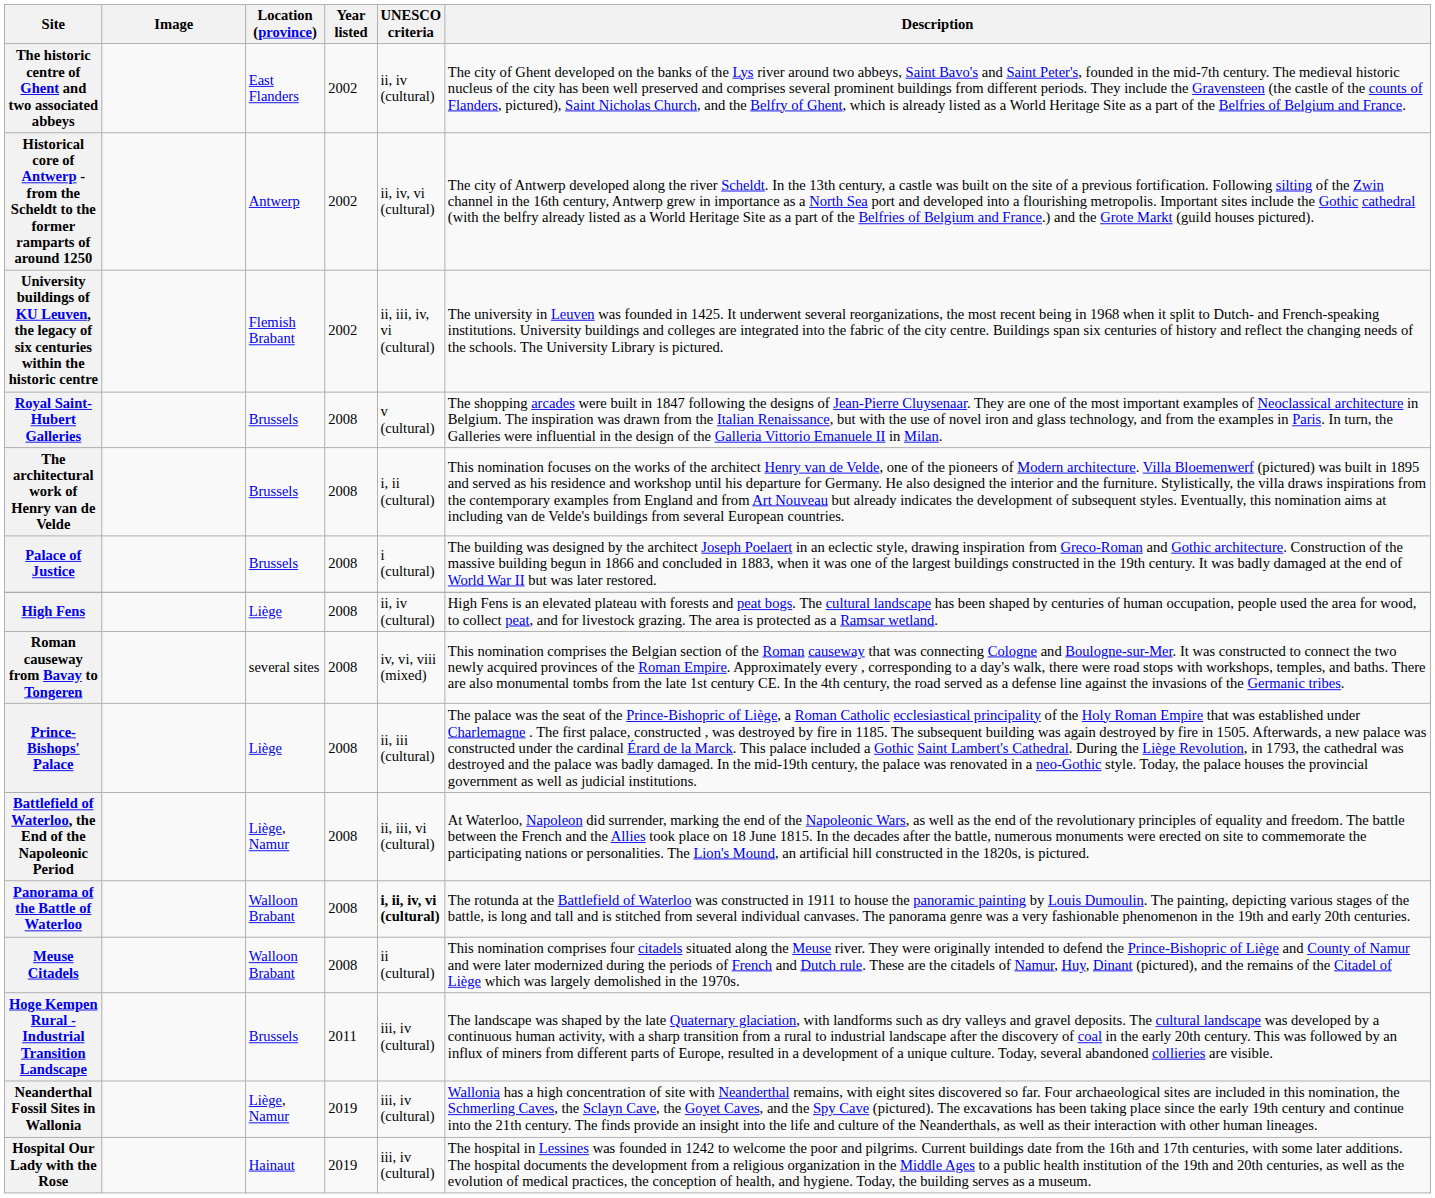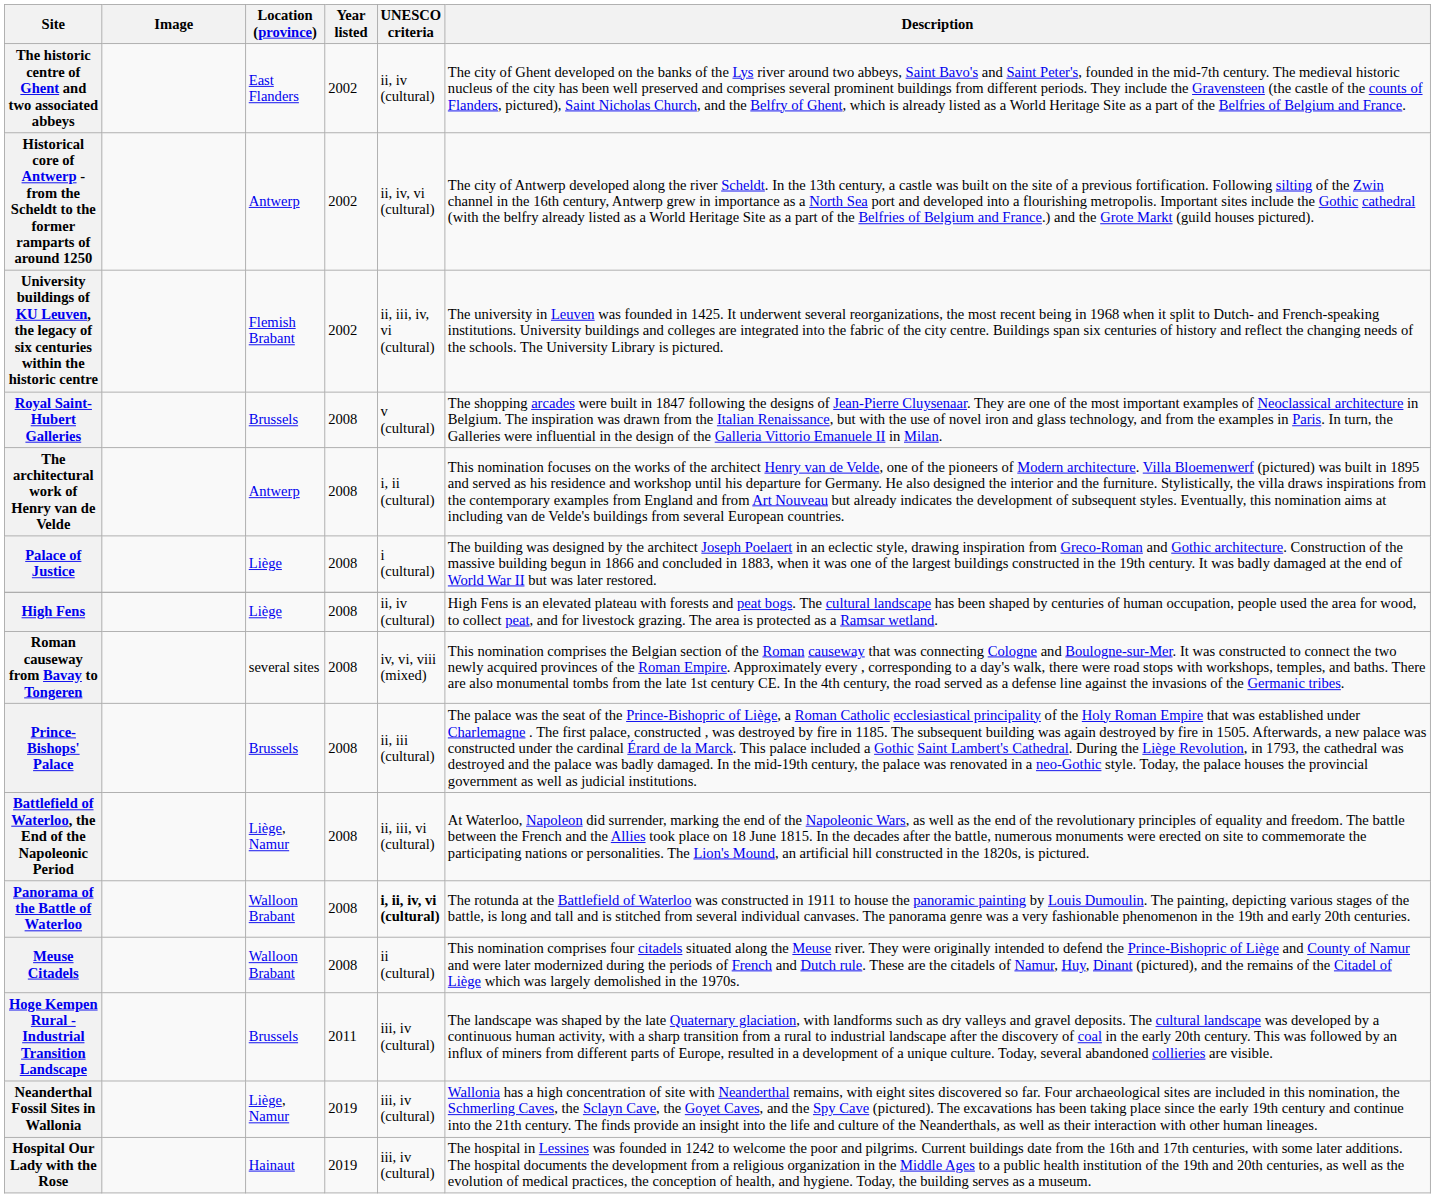(273, 491) Brussels -> (274, 491) Antwerp
(273, 564) Brussels -> (265, 564) Liège
(265, 748) Liège -> (273, 748) Brussels
